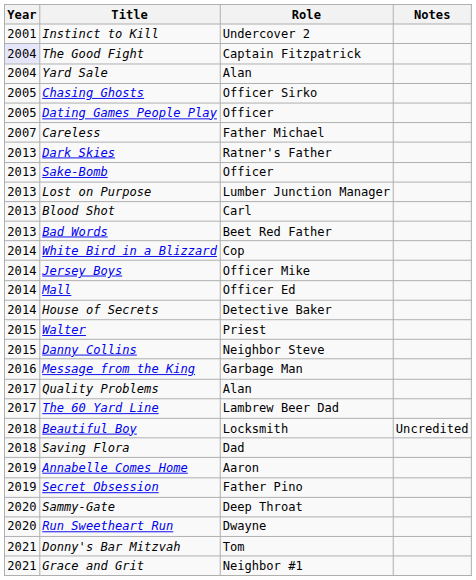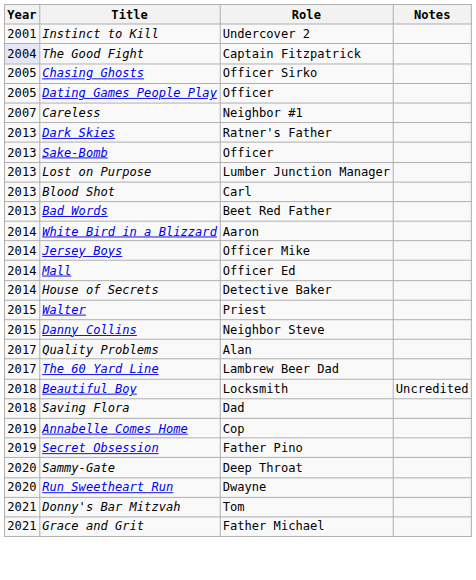- row: (75, 73)
(274, 133) Father Michael -> (263, 113) Neighbor #1
(234, 251) Cop -> (241, 231) Aaron
- row: (119, 369)
(241, 468) Aaron -> (234, 428) Cop
(263, 566) Neighbor #1 -> (274, 527) Father Michael
